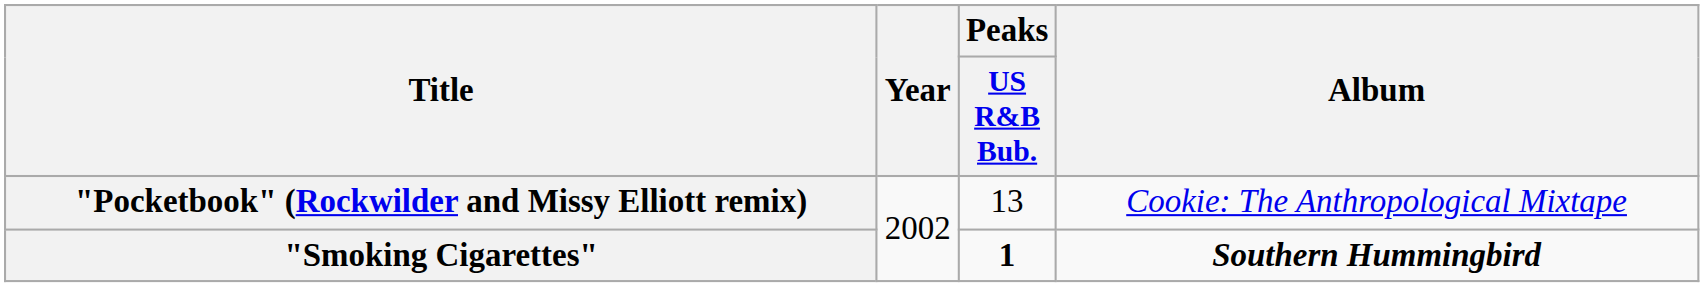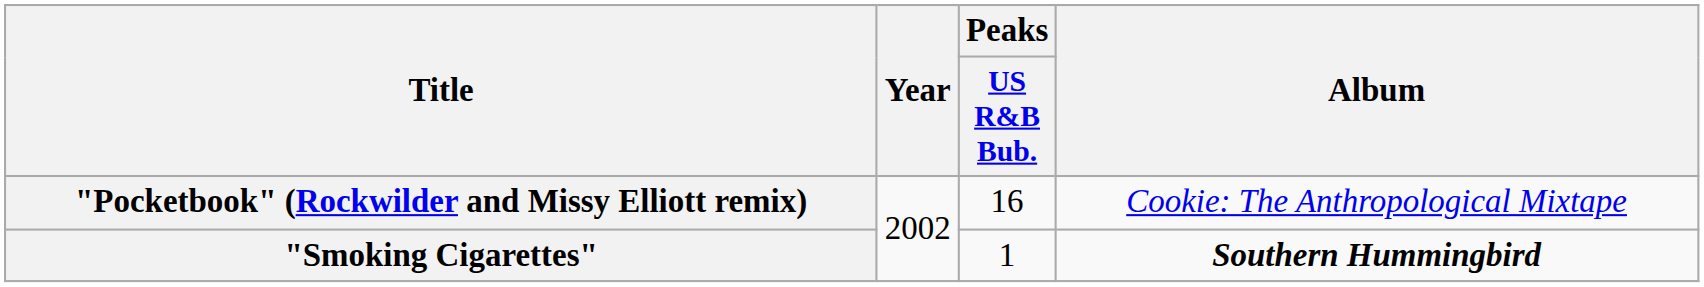(1007, 201) 13 -> (1007, 201) 16
(1007, 254) bold -> (1007, 254) normal
